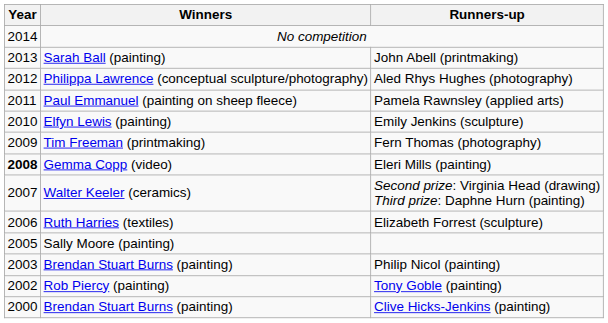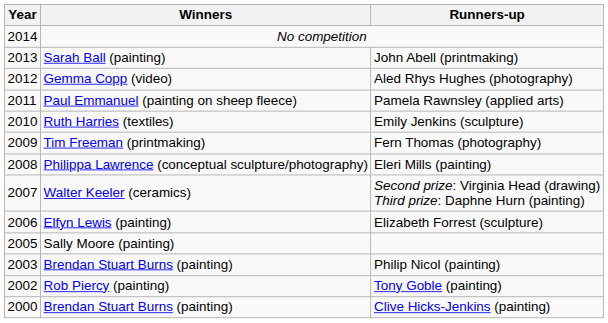(206, 79) Philippa Lawrence (conceptual sculpture/photography) -> (108, 79) Gemma Copp (video)
(107, 121) Elfyn Lewis (painting) -> (109, 121) Ruth Harries (textiles)
(22, 164) bold -> (22, 164) normal
(108, 164) Gemma Copp (video) -> (206, 164) Philippa Lawrence (conceptual sculpture/photography)
(109, 222) Ruth Harries (textiles) -> (107, 222) Elfyn Lewis (painting)
